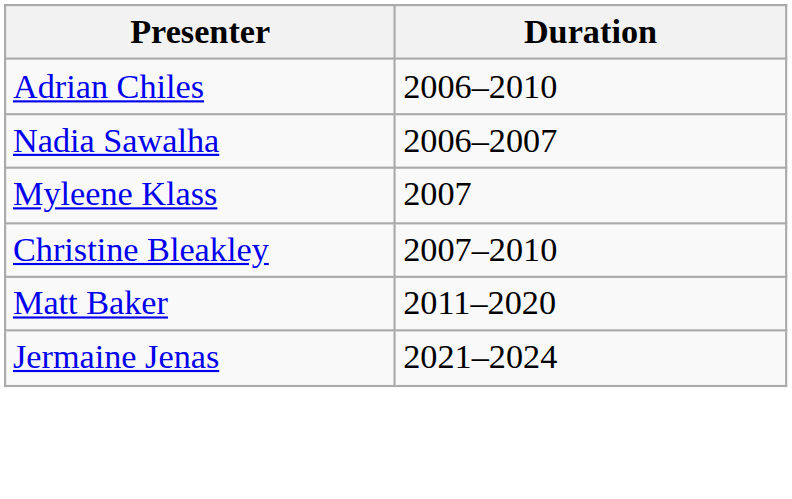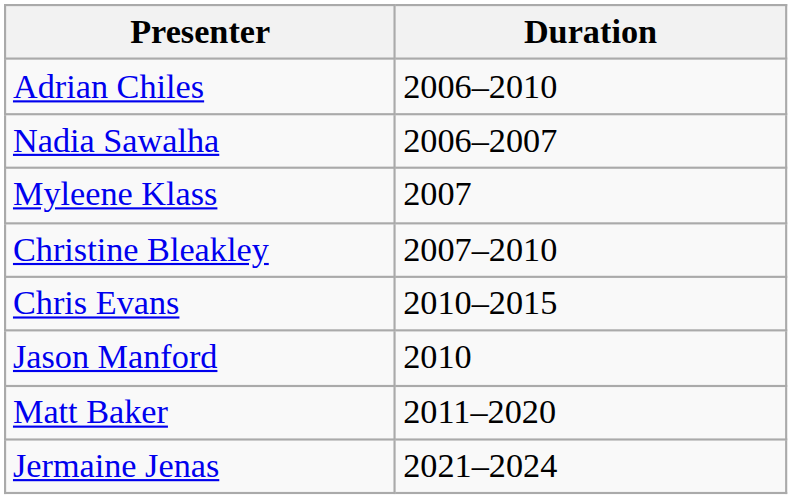+ row: (96, 303)
+ row: (115, 357)
